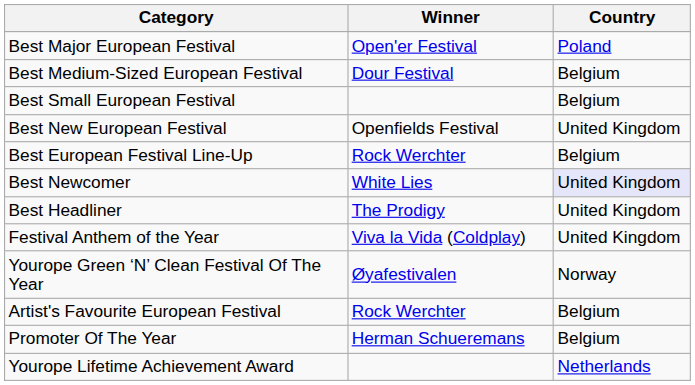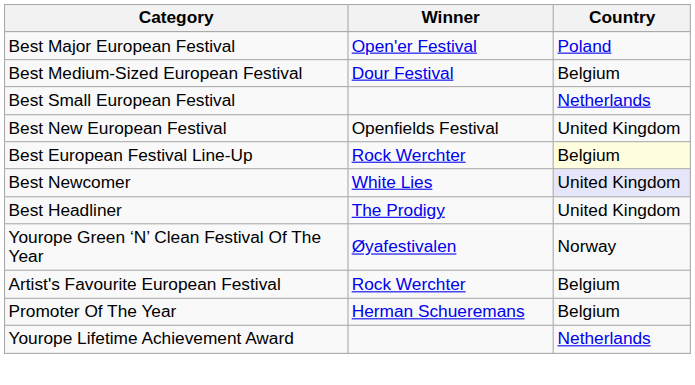(589, 100) Belgium -> (604, 100) Netherlands
(589, 155) no background -> (589, 155) lightyellow background
- row: (114, 237)
